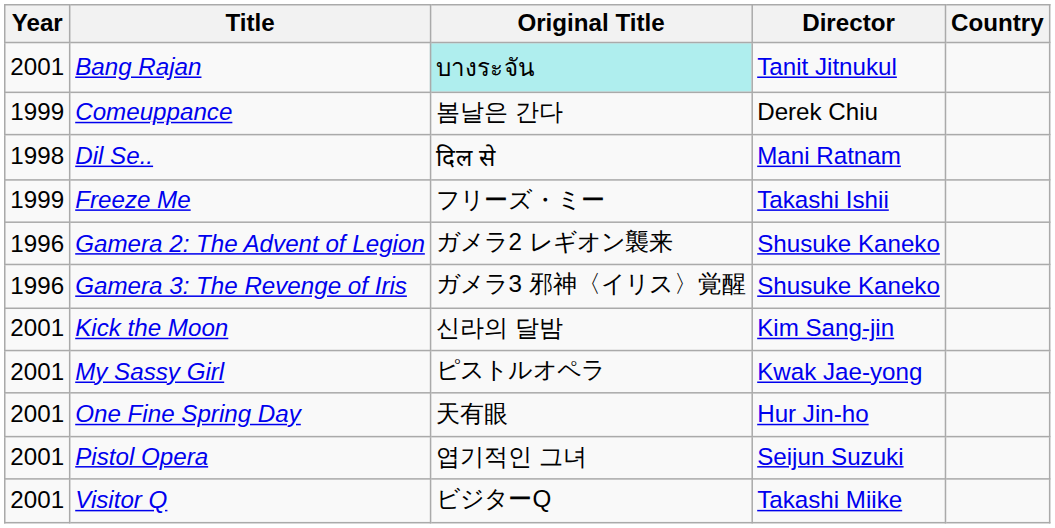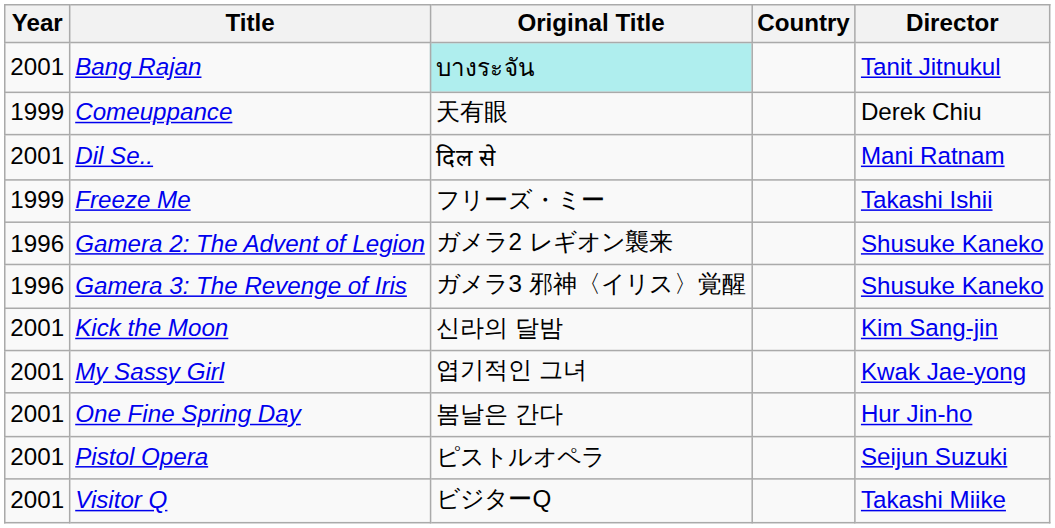columns swapped: (997, 23) <-> (849, 23)
(500, 112) 봄날은 간다 -> (472, 112) 天有眼
(37, 156) 1998 -> (37, 156) 2001
(521, 370) ピストルオペラ -> (512, 370) 엽기적인 그녀
(472, 413) 天有眼 -> (500, 413) 봄날은 간다
(512, 456) 엽기적인 그녀 -> (521, 456) ピストルオペラ
